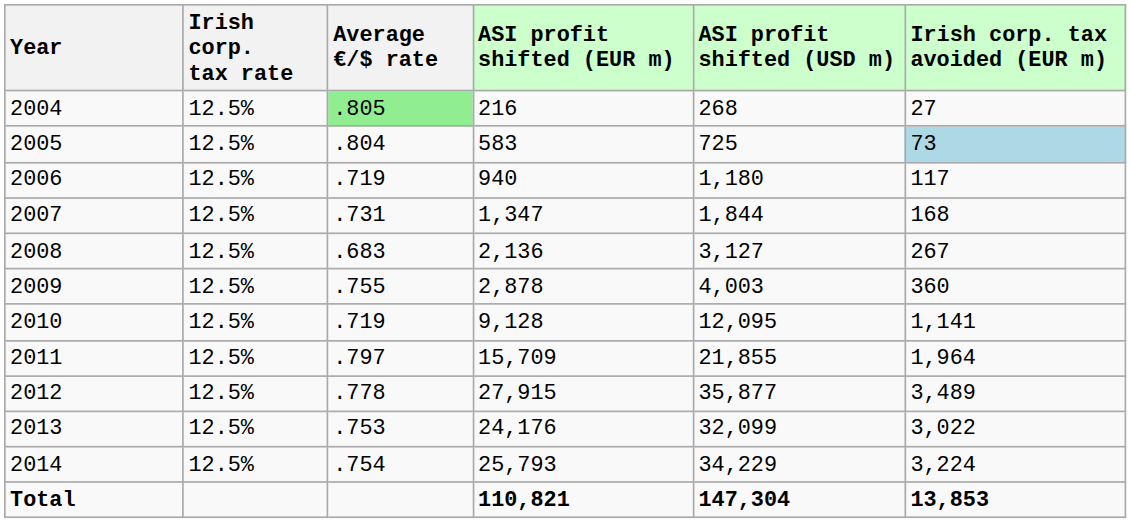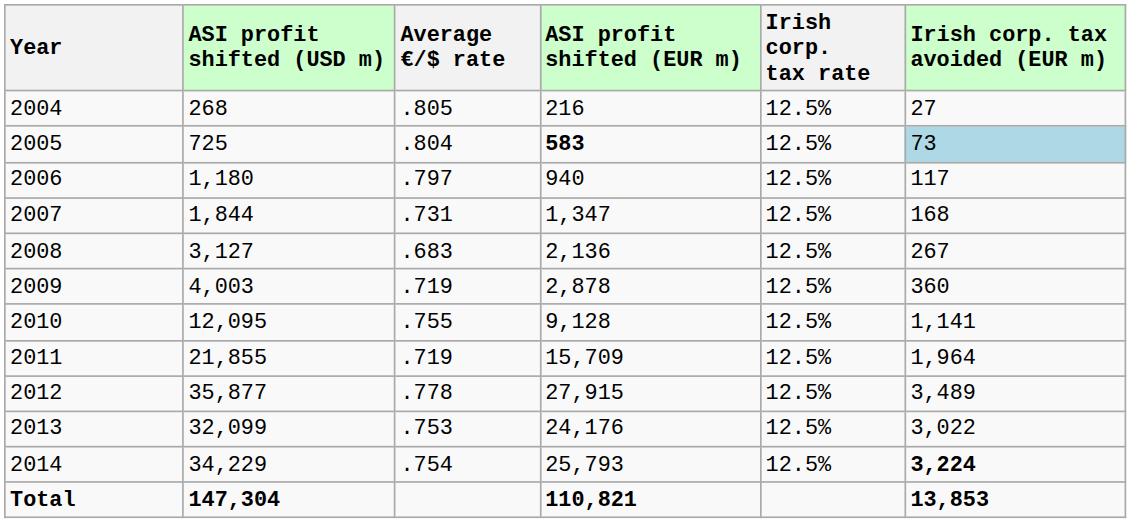columns swapped: (797, 48) <-> (241, 48)
(359, 109) lightgreen background -> (427, 109) no background
(498, 144) normal -> (565, 144) bold
(359, 180) .719 -> (427, 180) .797
(359, 287) .755 -> (427, 287) .719
(359, 322) .719 -> (427, 322) .755
(359, 358) .797 -> (427, 358) .719
(943, 465) normal -> (943, 465) bold
